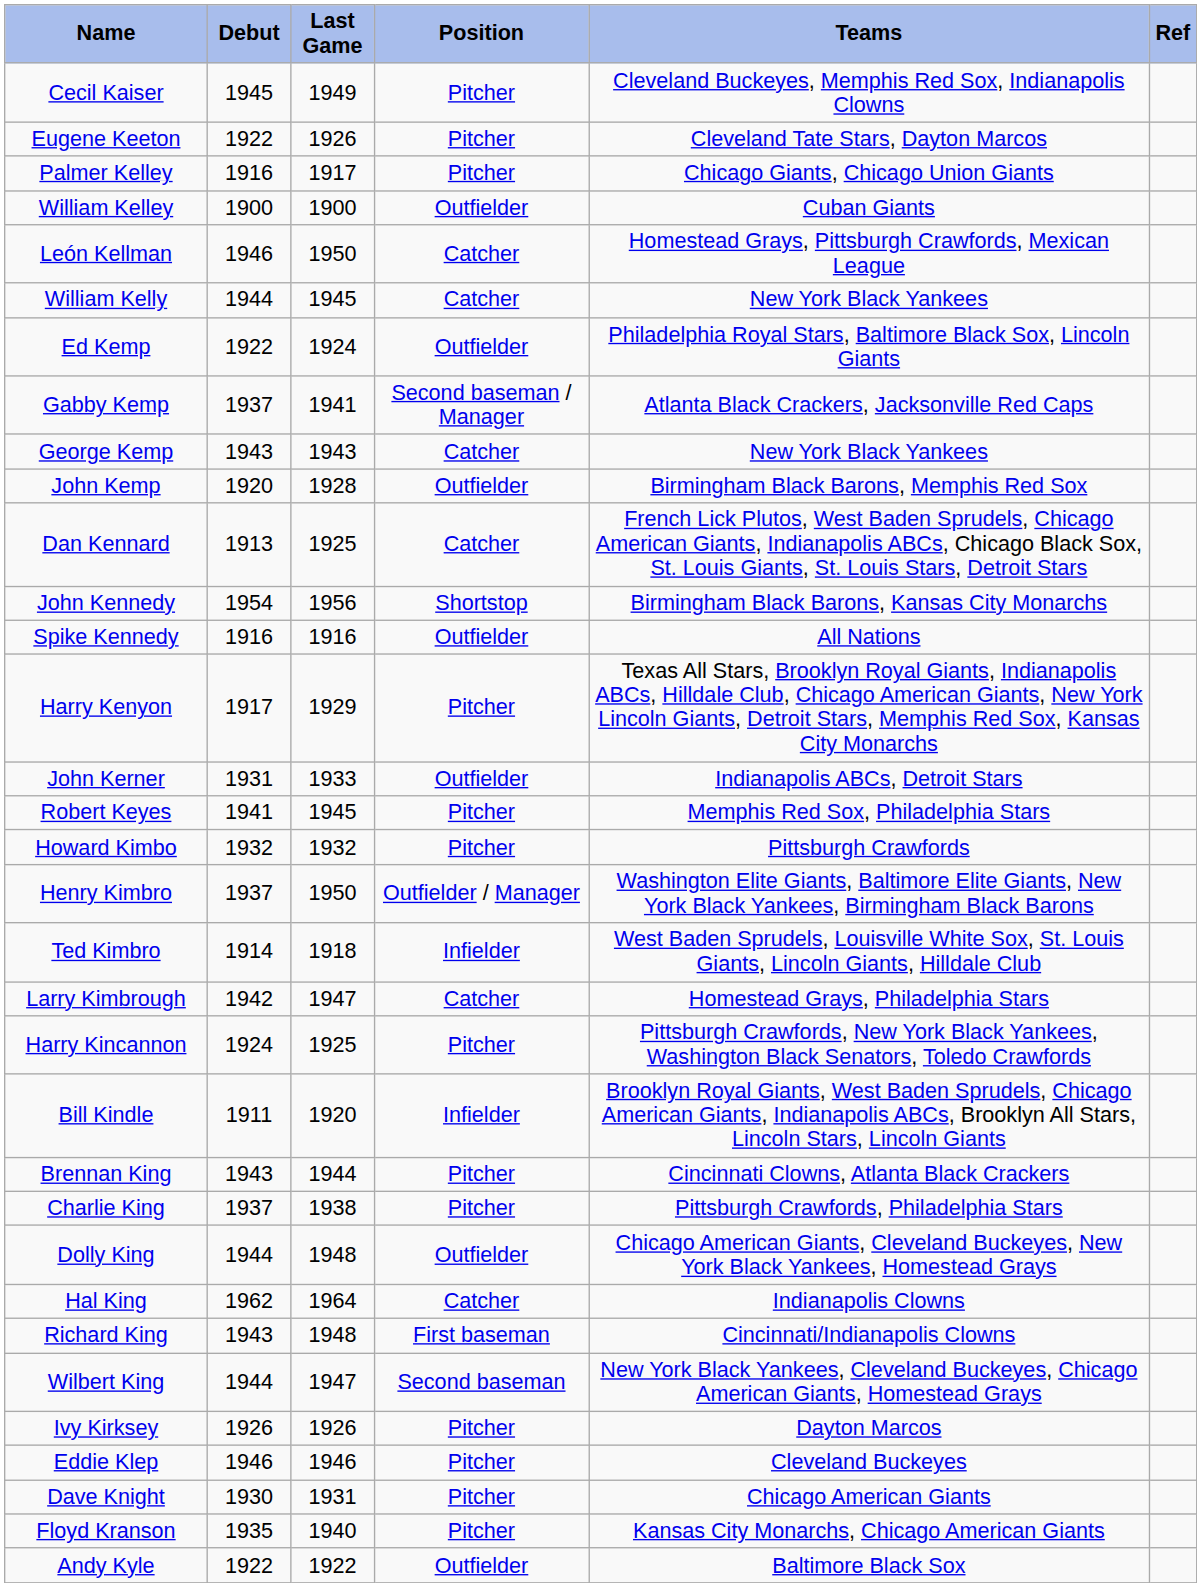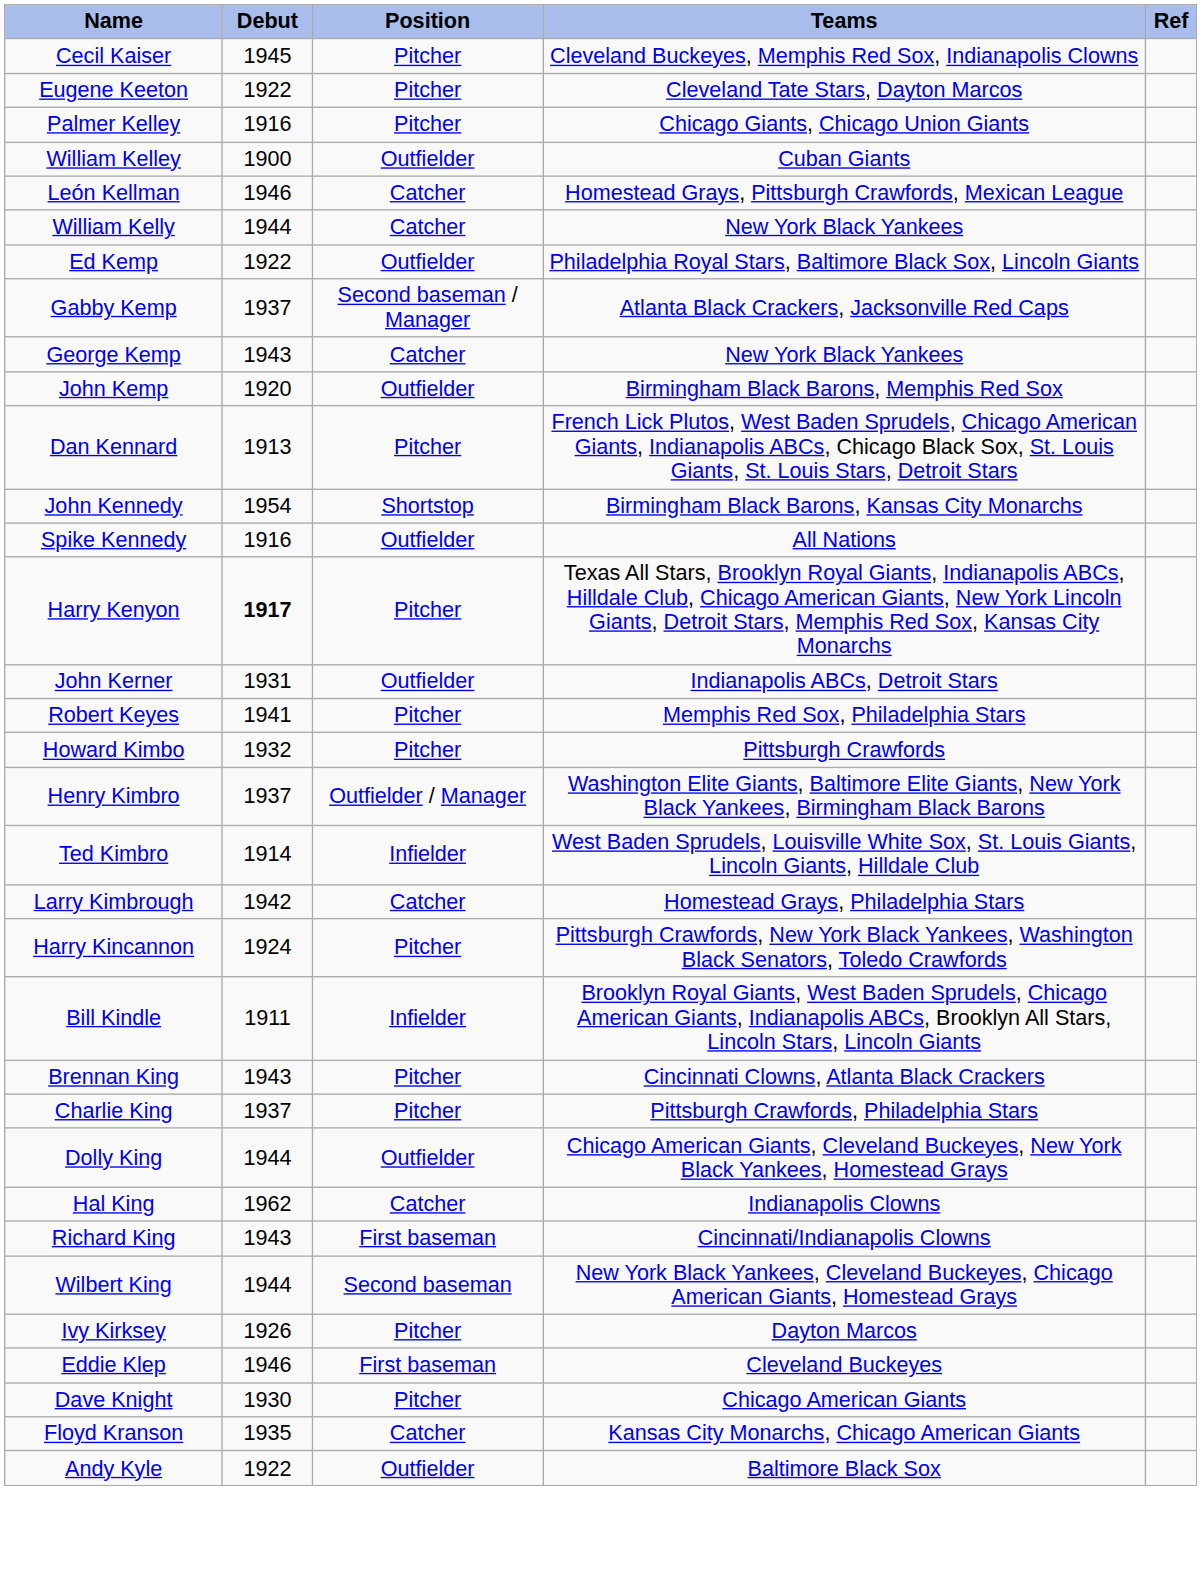- column: (332, 33)
(481, 544) Catcher -> (428, 447) Pitcher
(249, 707) normal -> (267, 610) bold
(481, 1462) Pitcher -> (428, 1365) First baseman
(481, 1530) Pitcher -> (428, 1433) Catcher
